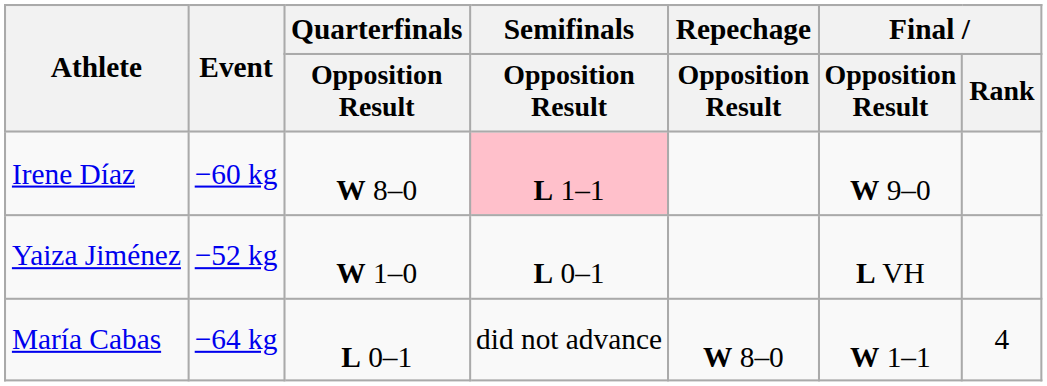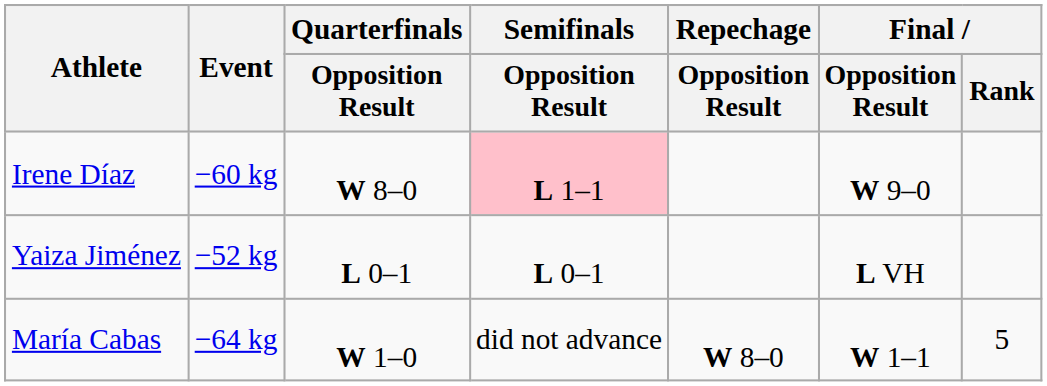(377, 273) W 1–0 -> (377, 273) L 0–1
(377, 356) L 0–1 -> (377, 356) W 1–0
(1002, 339) 4 -> (1002, 339) 5
